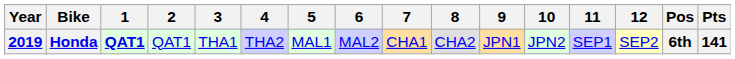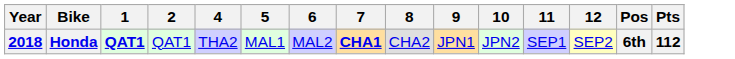- column: (218, 17)
(25, 41) 2019 -> (25, 41) 2018
(407, 41) normal -> (361, 41) bold
(714, 41) 141 -> (668, 41) 112
